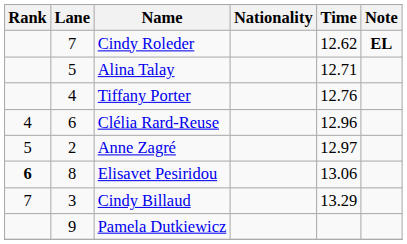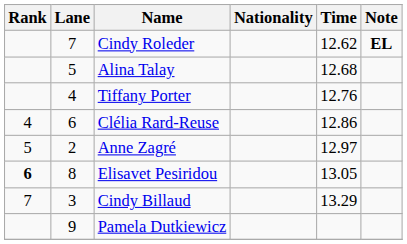(339, 69) 12.71 -> (339, 69) 12.68
(339, 122) 12.96 -> (339, 122) 12.86
(339, 174) 13.06 -> (339, 174) 13.05
